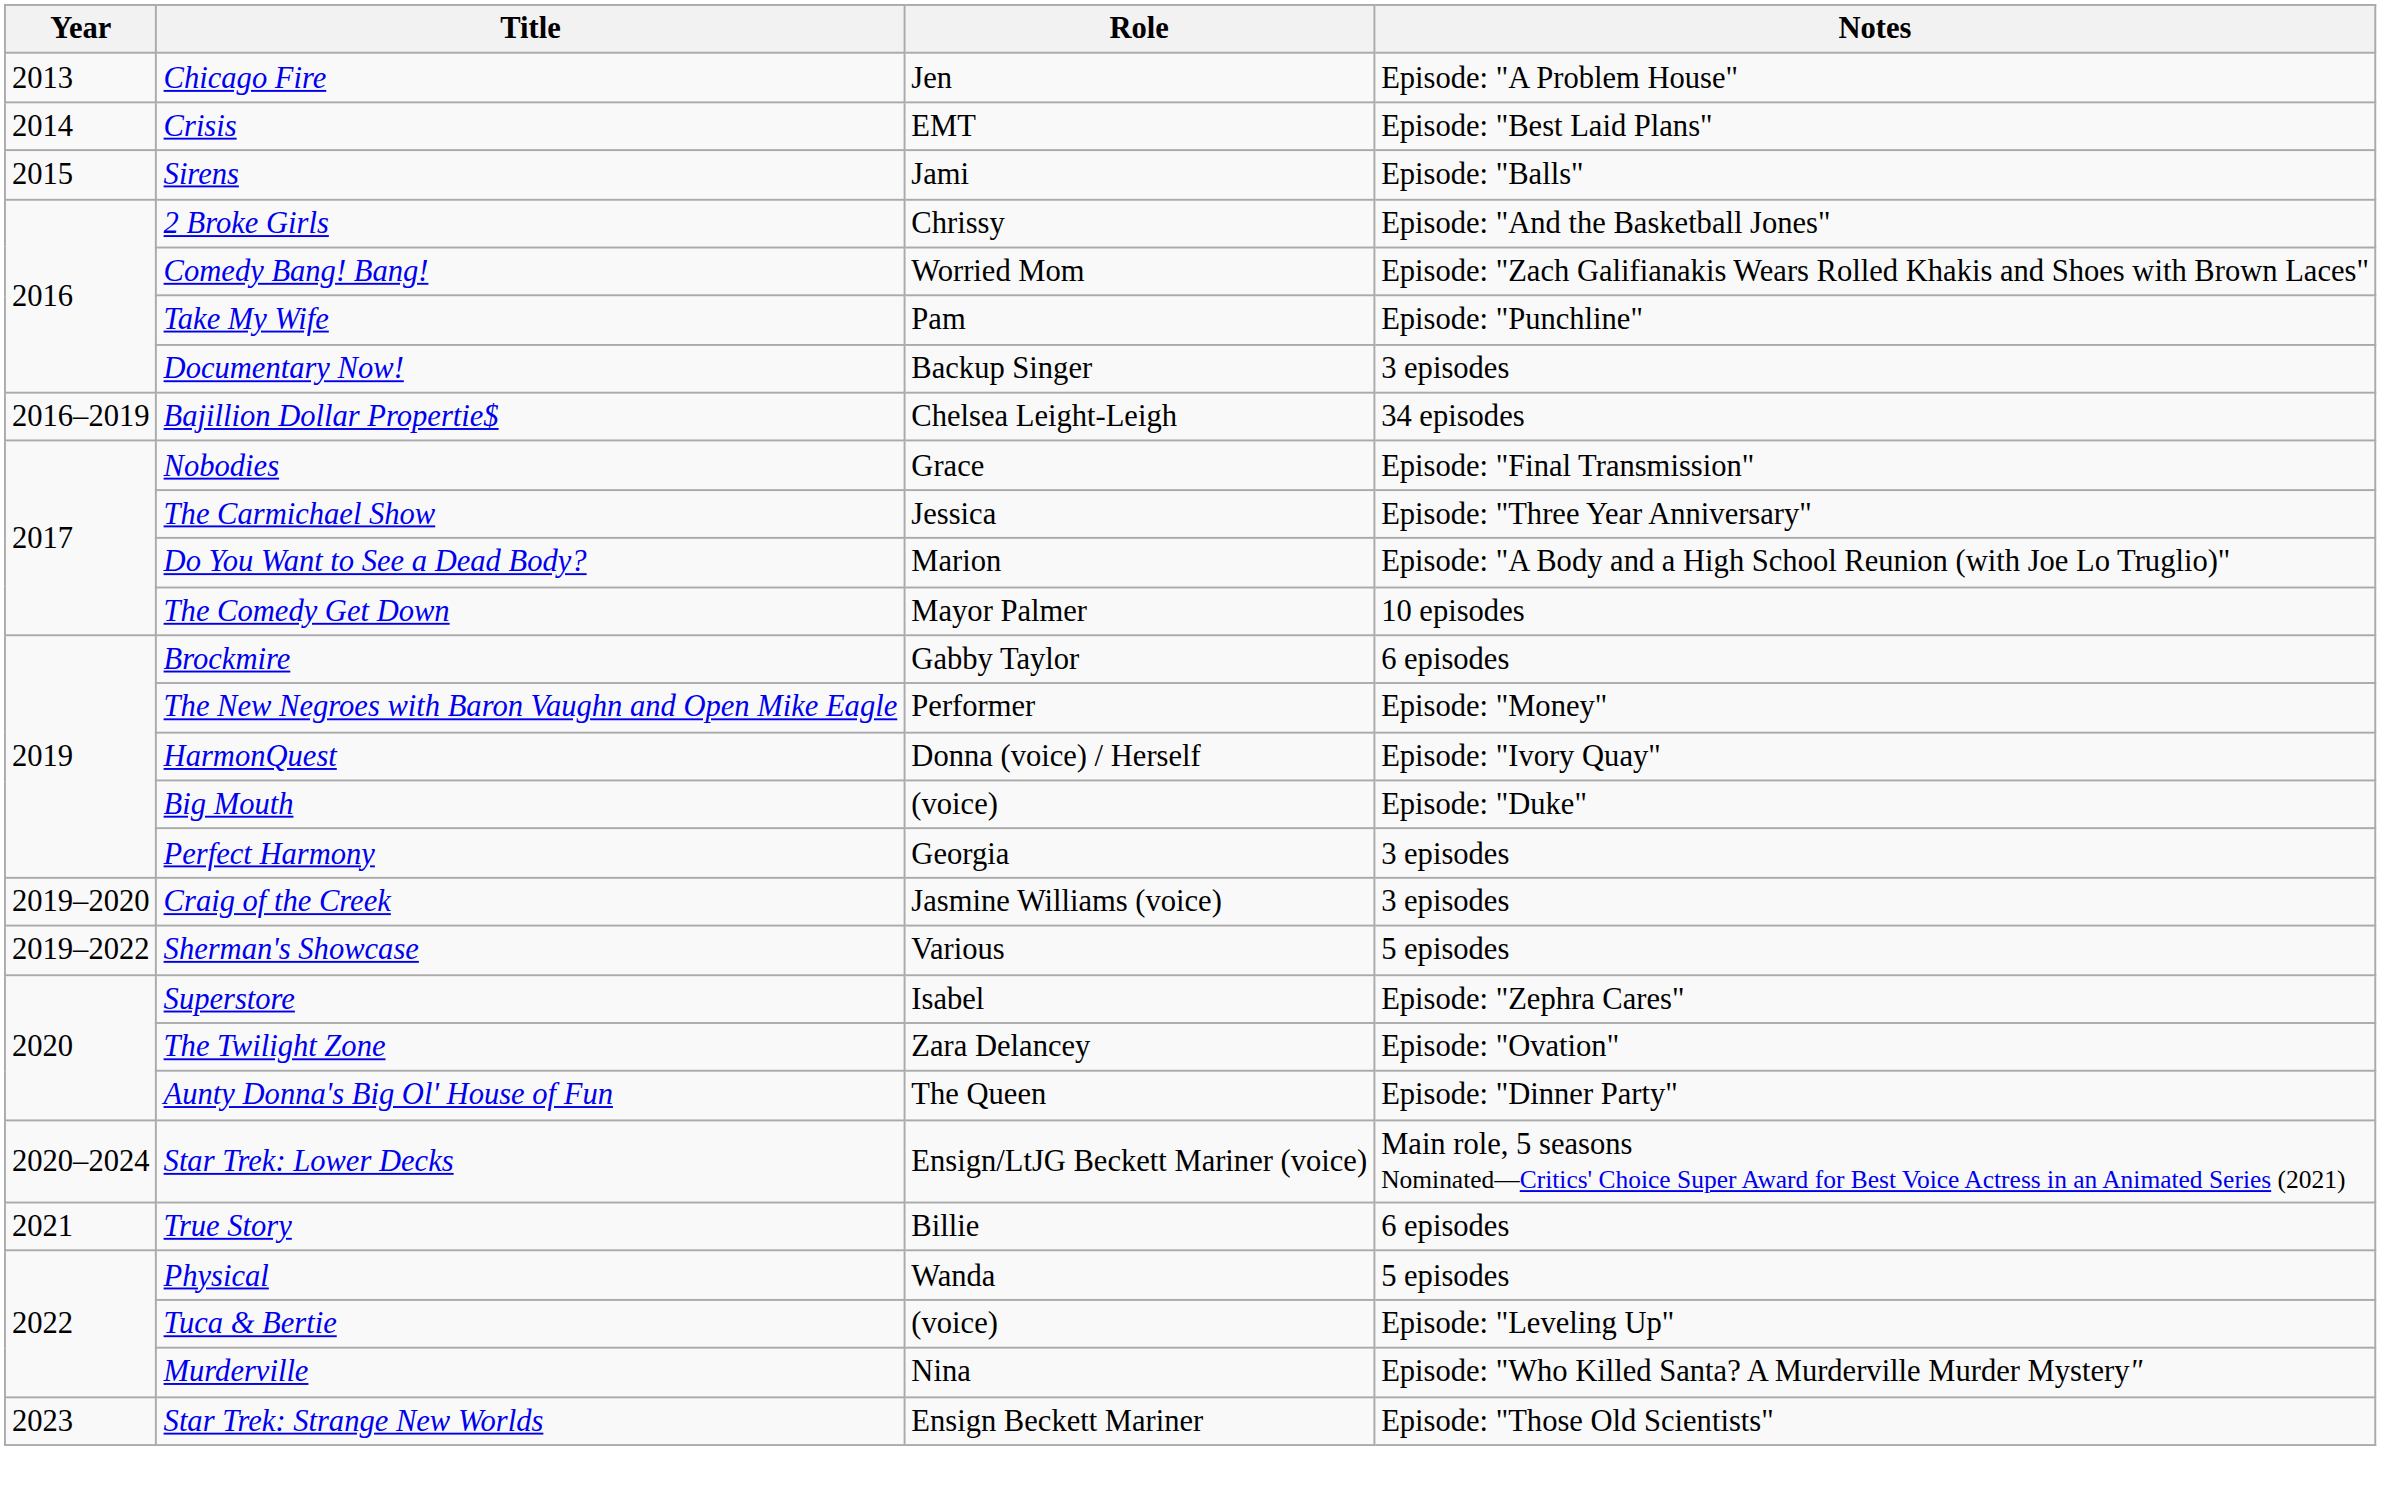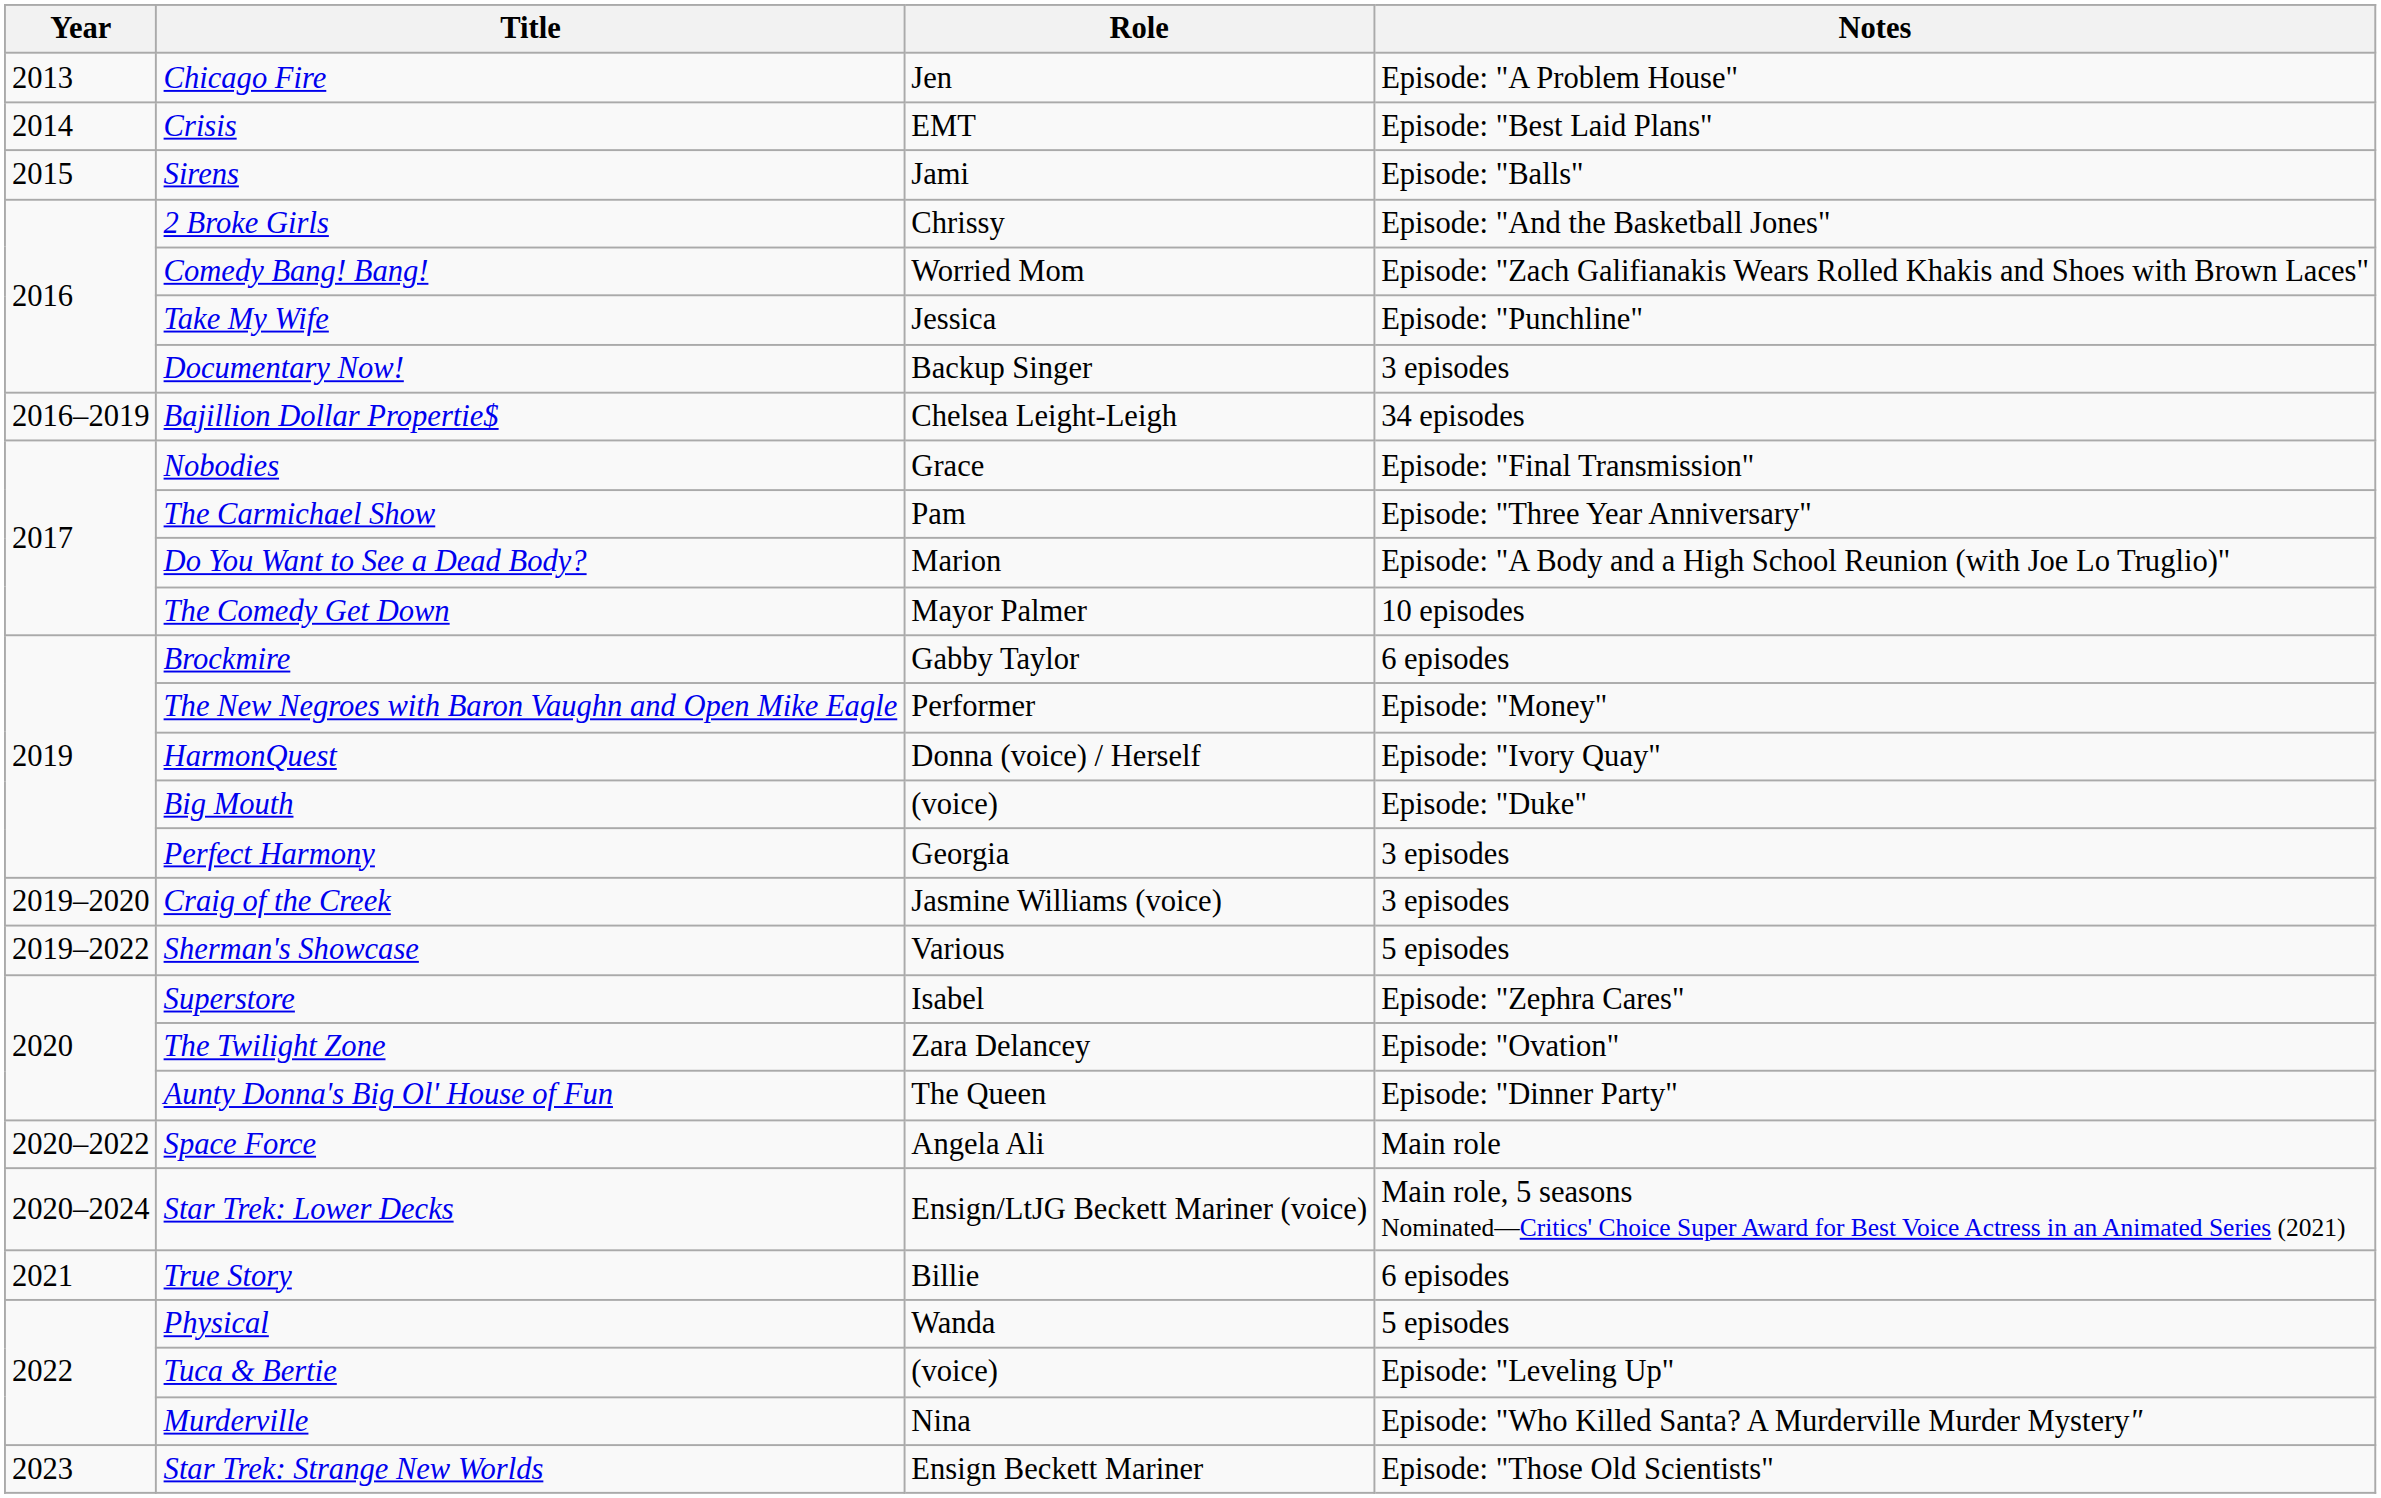(939, 319) Pam -> (954, 319) Jessica
(954, 513) Jessica -> (939, 513) Pam
+ row: (240, 1143)
